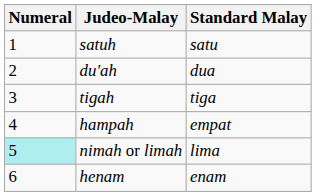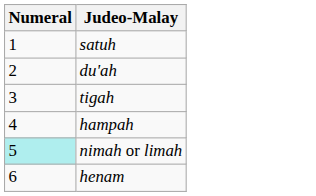- column: (249, 17)
